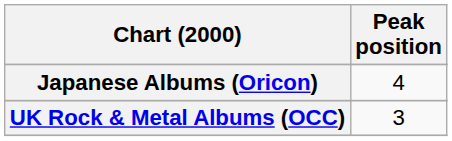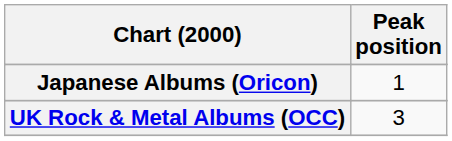(399, 82) 4 -> (399, 82) 1
